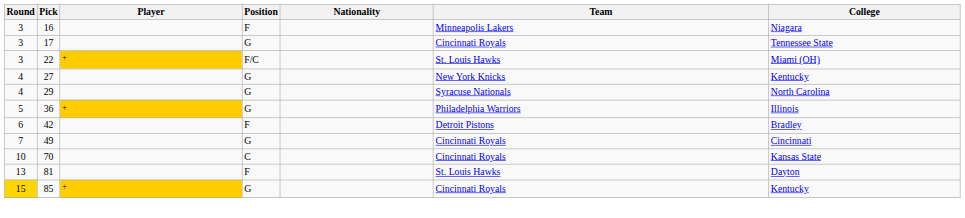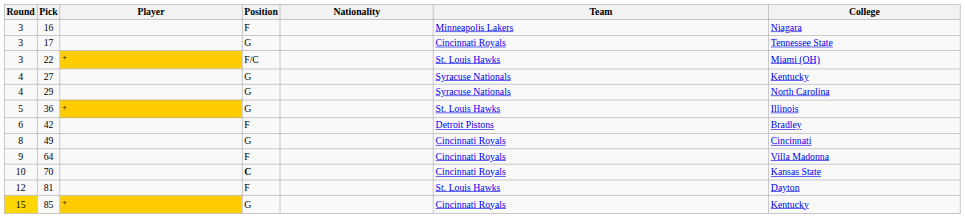(470, 76) New York Knicks -> (473, 76) Syracuse Nationals
(478, 109) Philadelphia Warriors -> (468, 109) St. Louis Hawks
(21, 141) 7 -> (21, 141) 8
+ row: (49, 156)
(247, 156) normal -> (248, 172) bold
(21, 172) 13 -> (21, 187) 12
